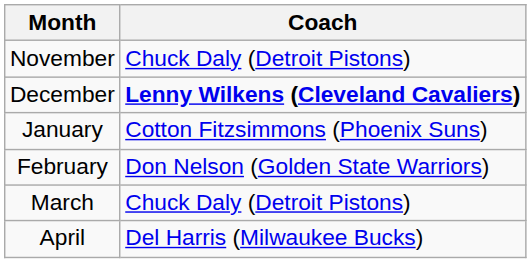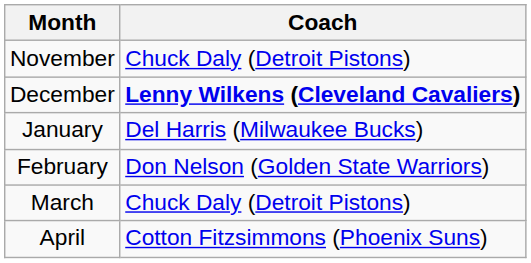(306, 130) Cotton Fitzsimmons (Phoenix Suns) -> (274, 130) Del Harris (Milwaukee Bucks)
(274, 238) Del Harris (Milwaukee Bucks) -> (306, 238) Cotton Fitzsimmons (Phoenix Suns)
